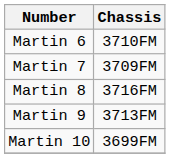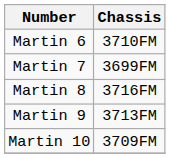(130, 67) 3709FM -> (130, 67) 3699FM
(130, 141) 3699FM -> (130, 141) 3709FM
